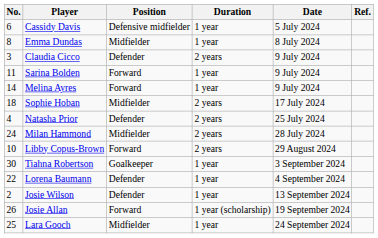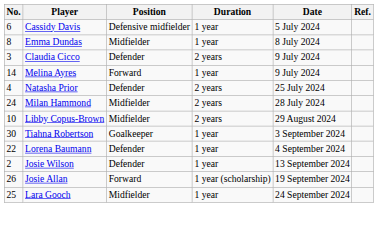- row: (52, 73)
- row: (52, 103)
(125, 149) Forward -> (129, 118) Midfielder
